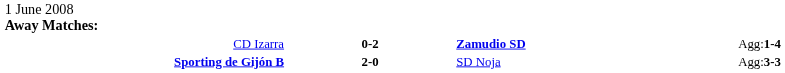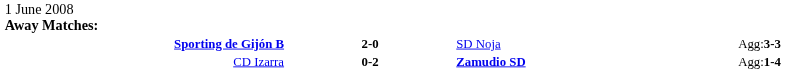rows swapped: (259, 43) <-> (229, 61)
